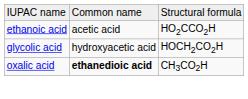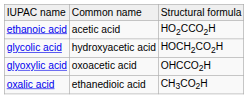+ row: (37, 66)
(112, 66) bold -> (109, 84) normal
